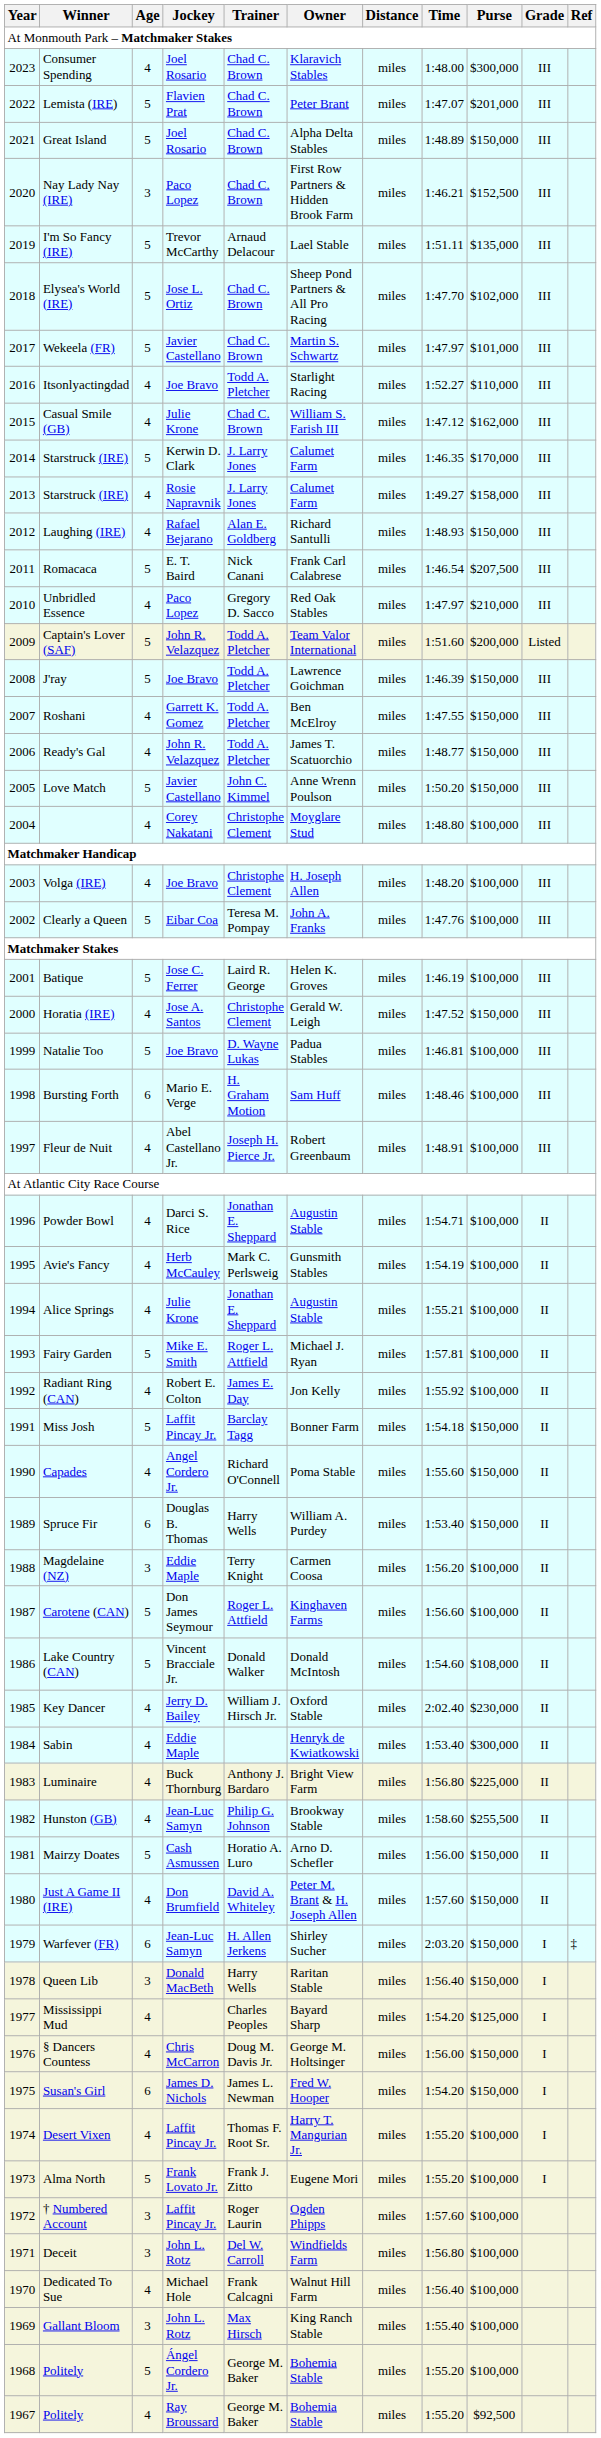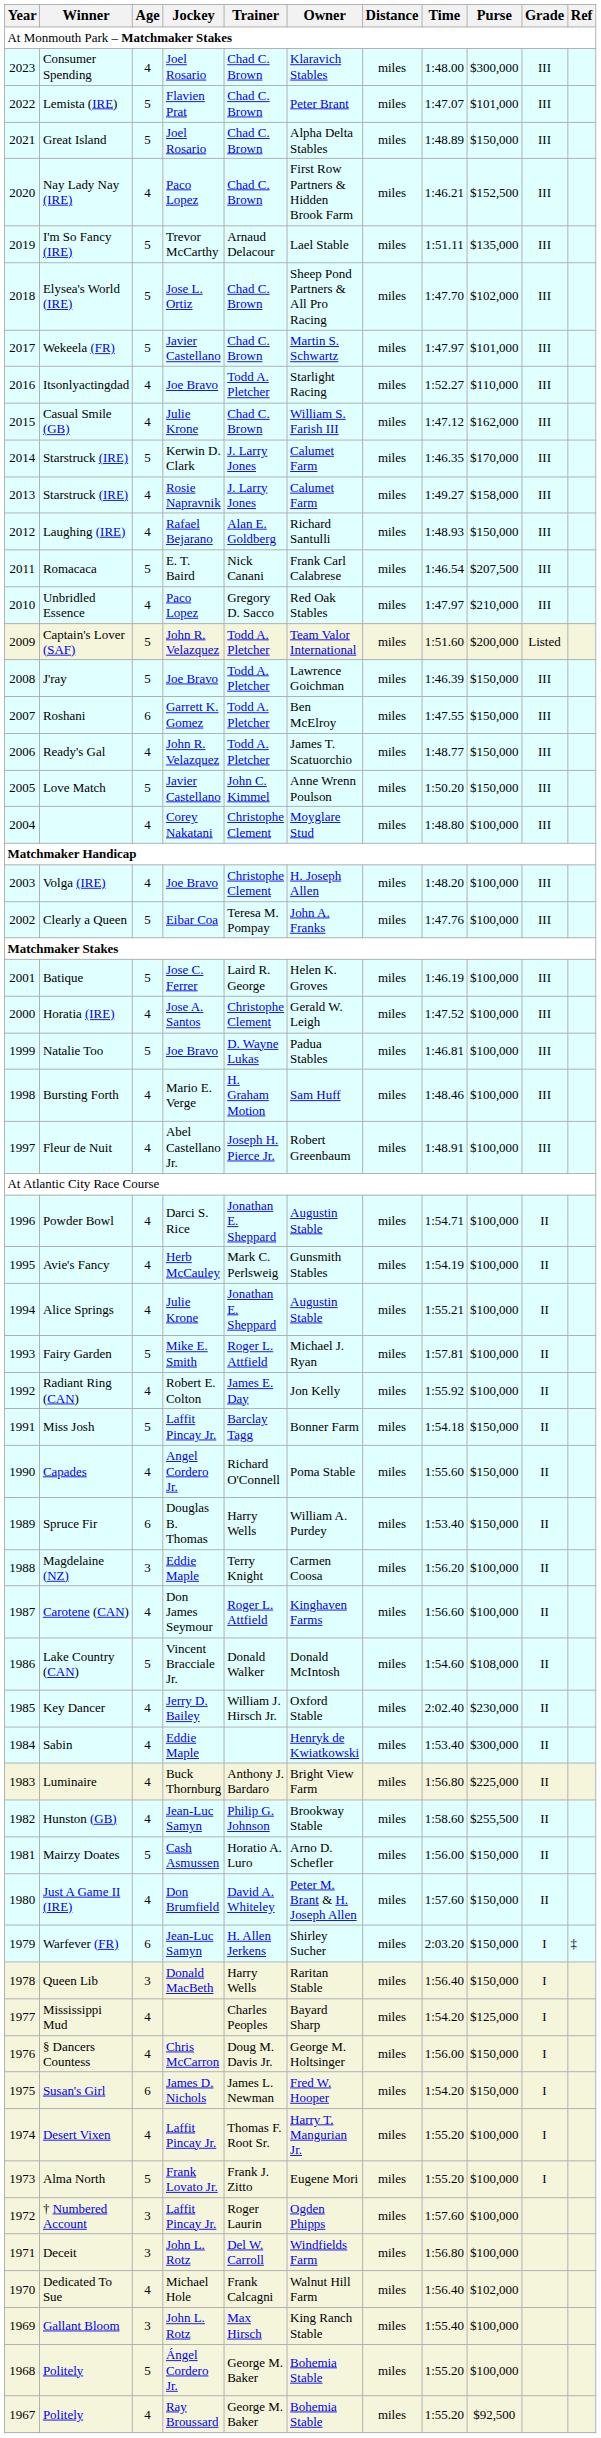(494, 103) $201,000 -> (494, 103) $101,000
(148, 192) 3 -> (148, 192) 4
(148, 715) 4 -> (148, 715) 6
(494, 1014) $150,000 -> (494, 1014) $100,000
(148, 1095) 6 -> (148, 1095) 4
(148, 1612) 5 -> (148, 1612) 4
(494, 2289) $100,000 -> (494, 2289) $102,000
